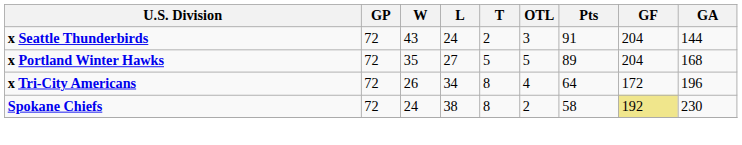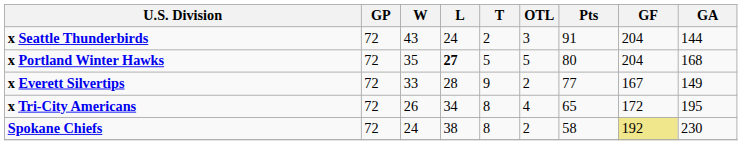(451, 60) normal -> (451, 60) bold
(569, 60) 89 -> (569, 60) 80
+ row: (66, 83)
(569, 83) 64 -> (569, 106) 65
(692, 83) 196 -> (692, 106) 195
